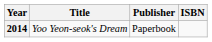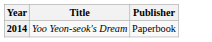- column: (193, 12)
